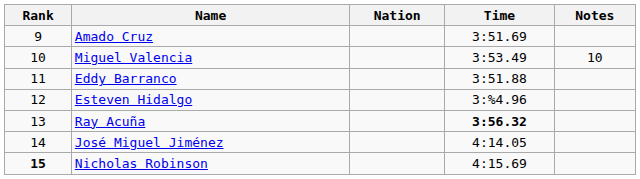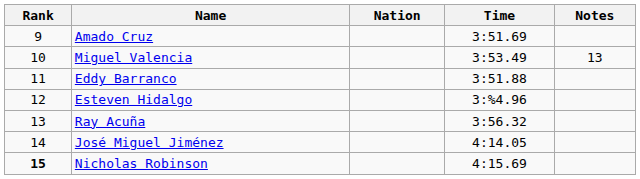(595, 57) 10 -> (595, 57) 13
(500, 121) bold -> (500, 121) normal
